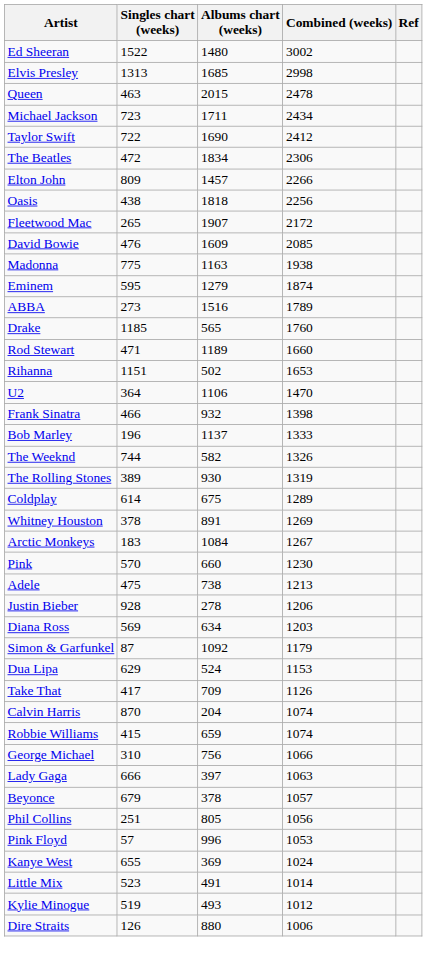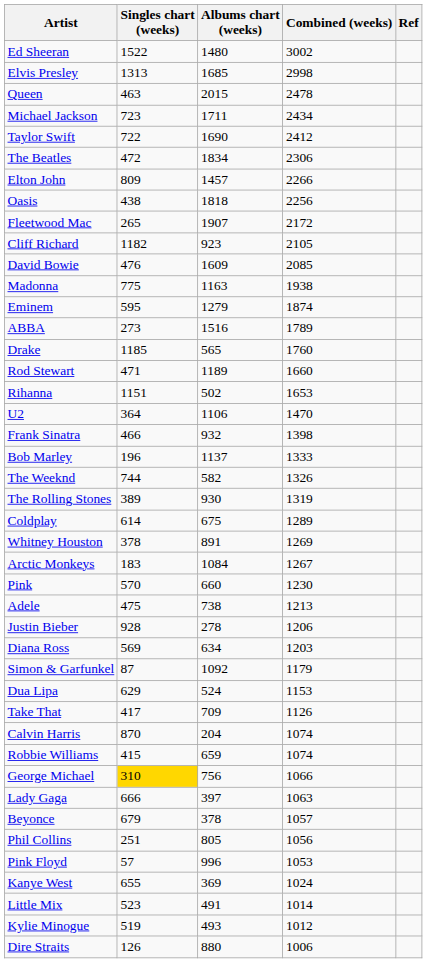+ row: (43, 243)
(131, 754) no background -> (131, 776) gold background
